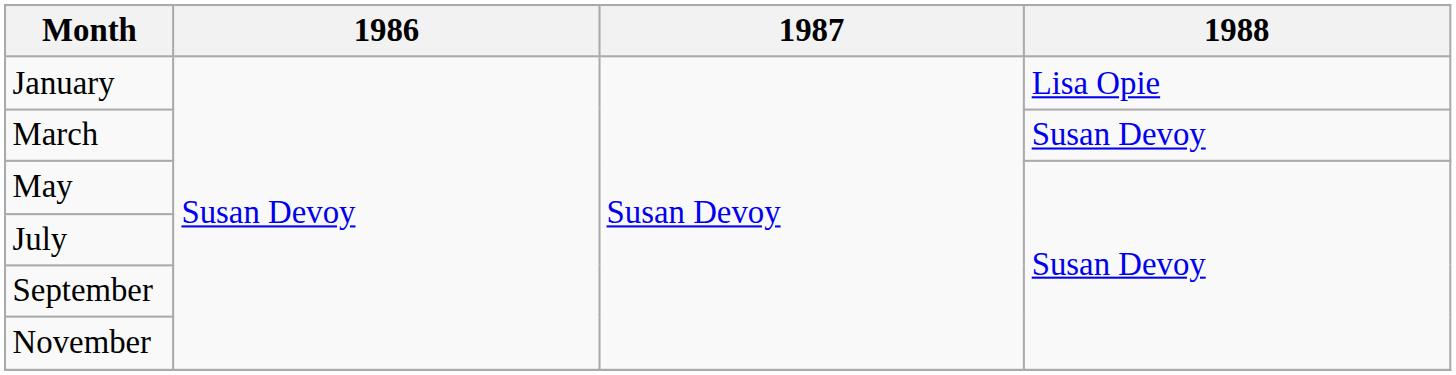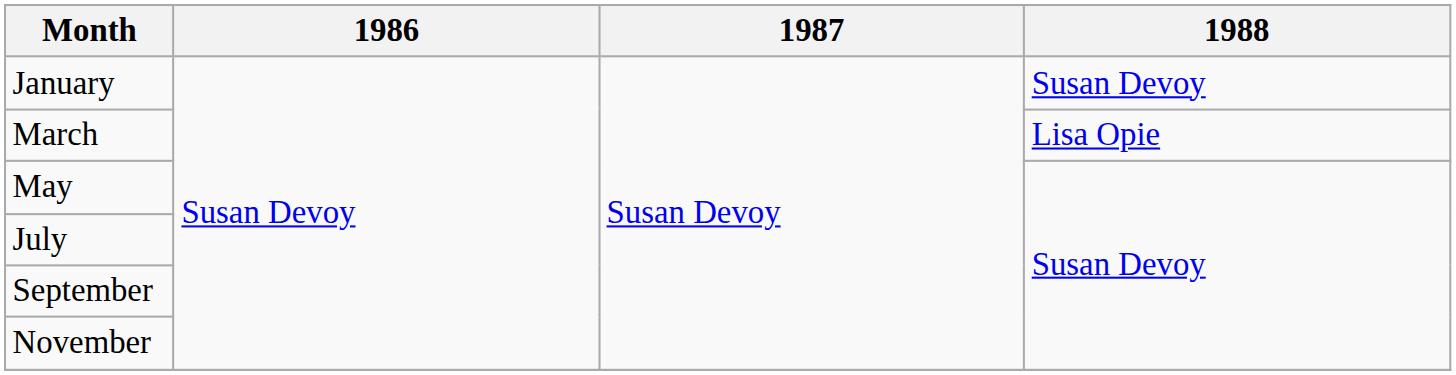(1096, 82) Lisa Opie -> (1119, 82) Susan Devoy
(1119, 134) Susan Devoy -> (1096, 134) Lisa Opie
